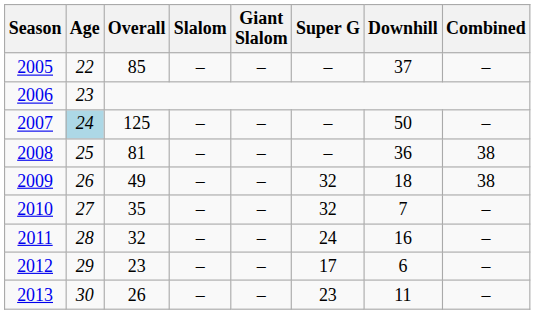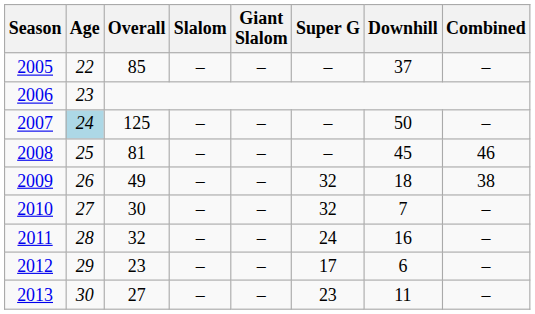(403, 152) 36 -> (403, 152) 45
(486, 152) 38 -> (486, 152) 46
(137, 209) 35 -> (137, 209) 30
(137, 294) 26 -> (137, 294) 27
